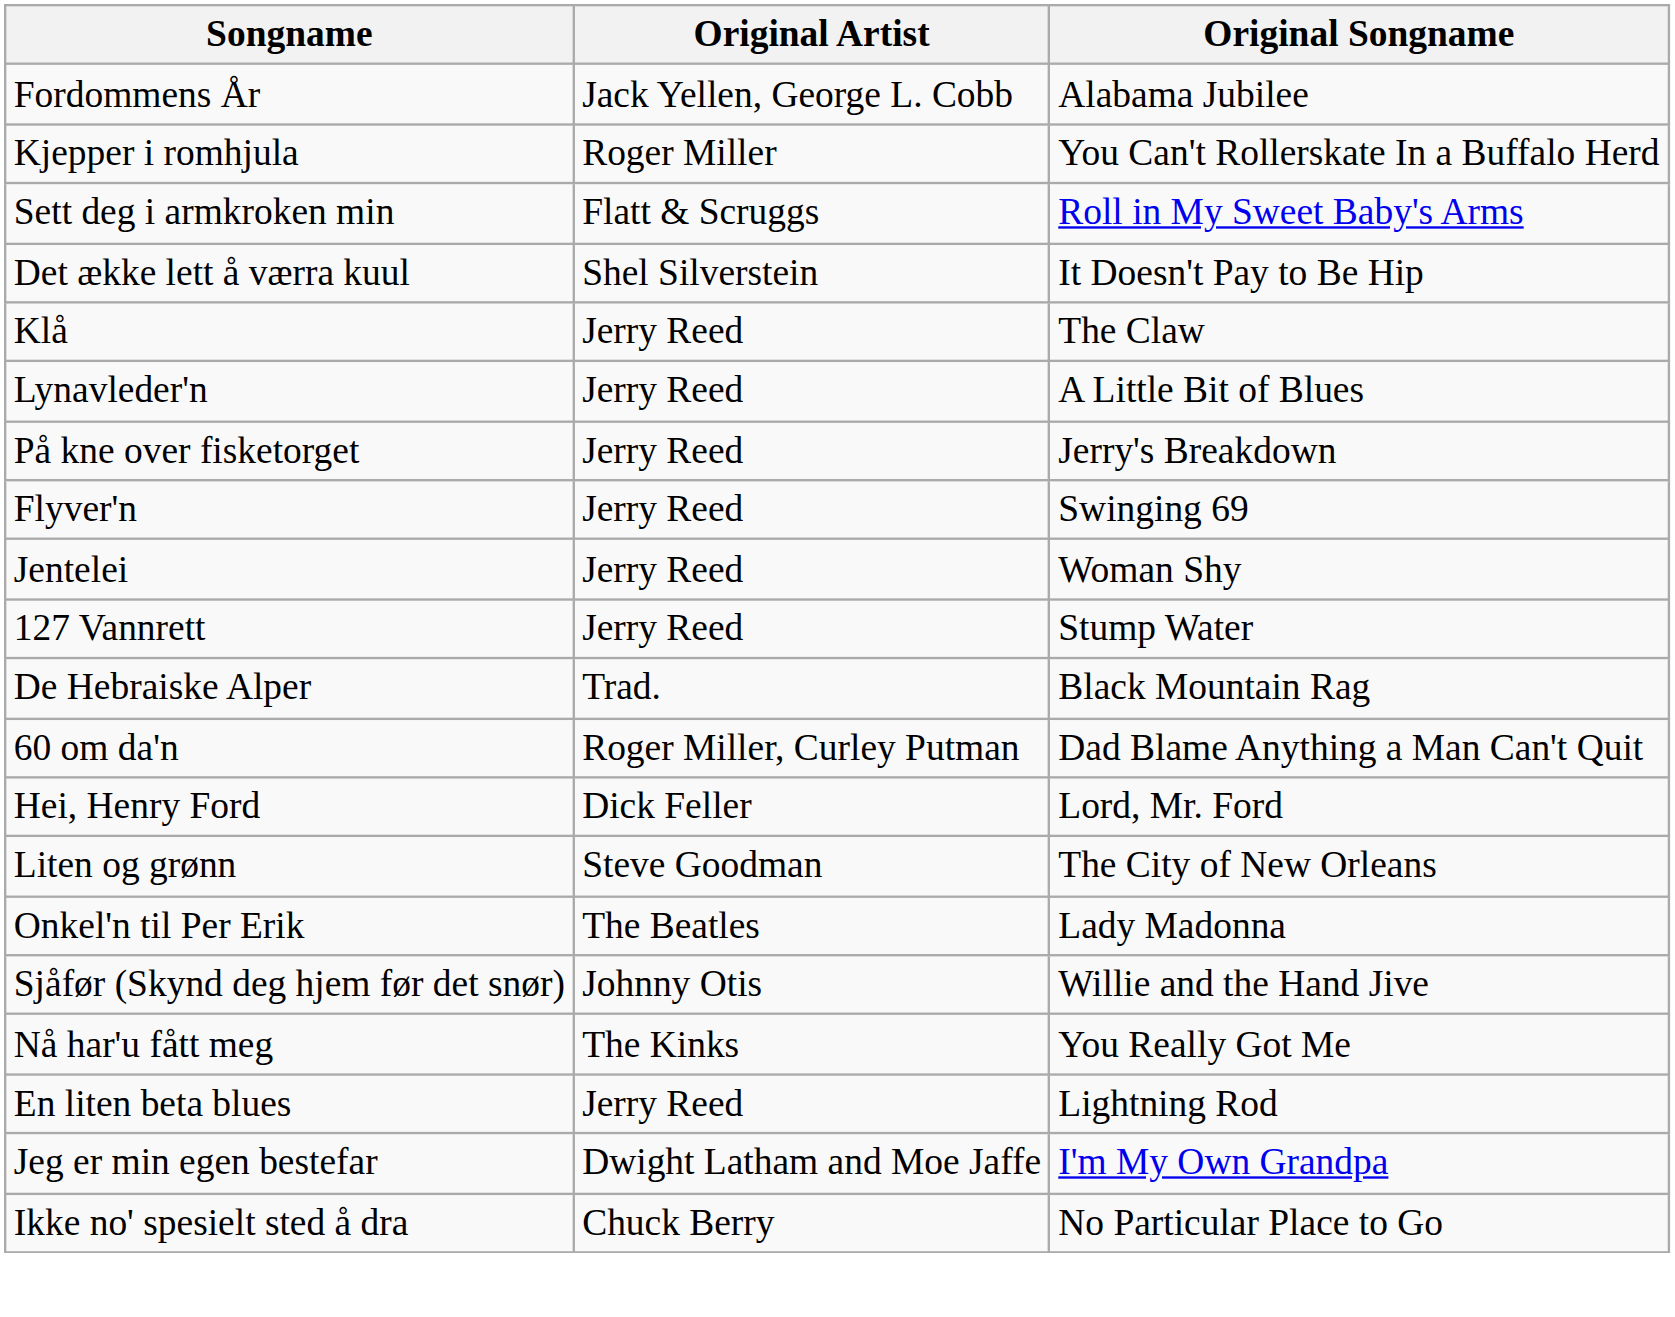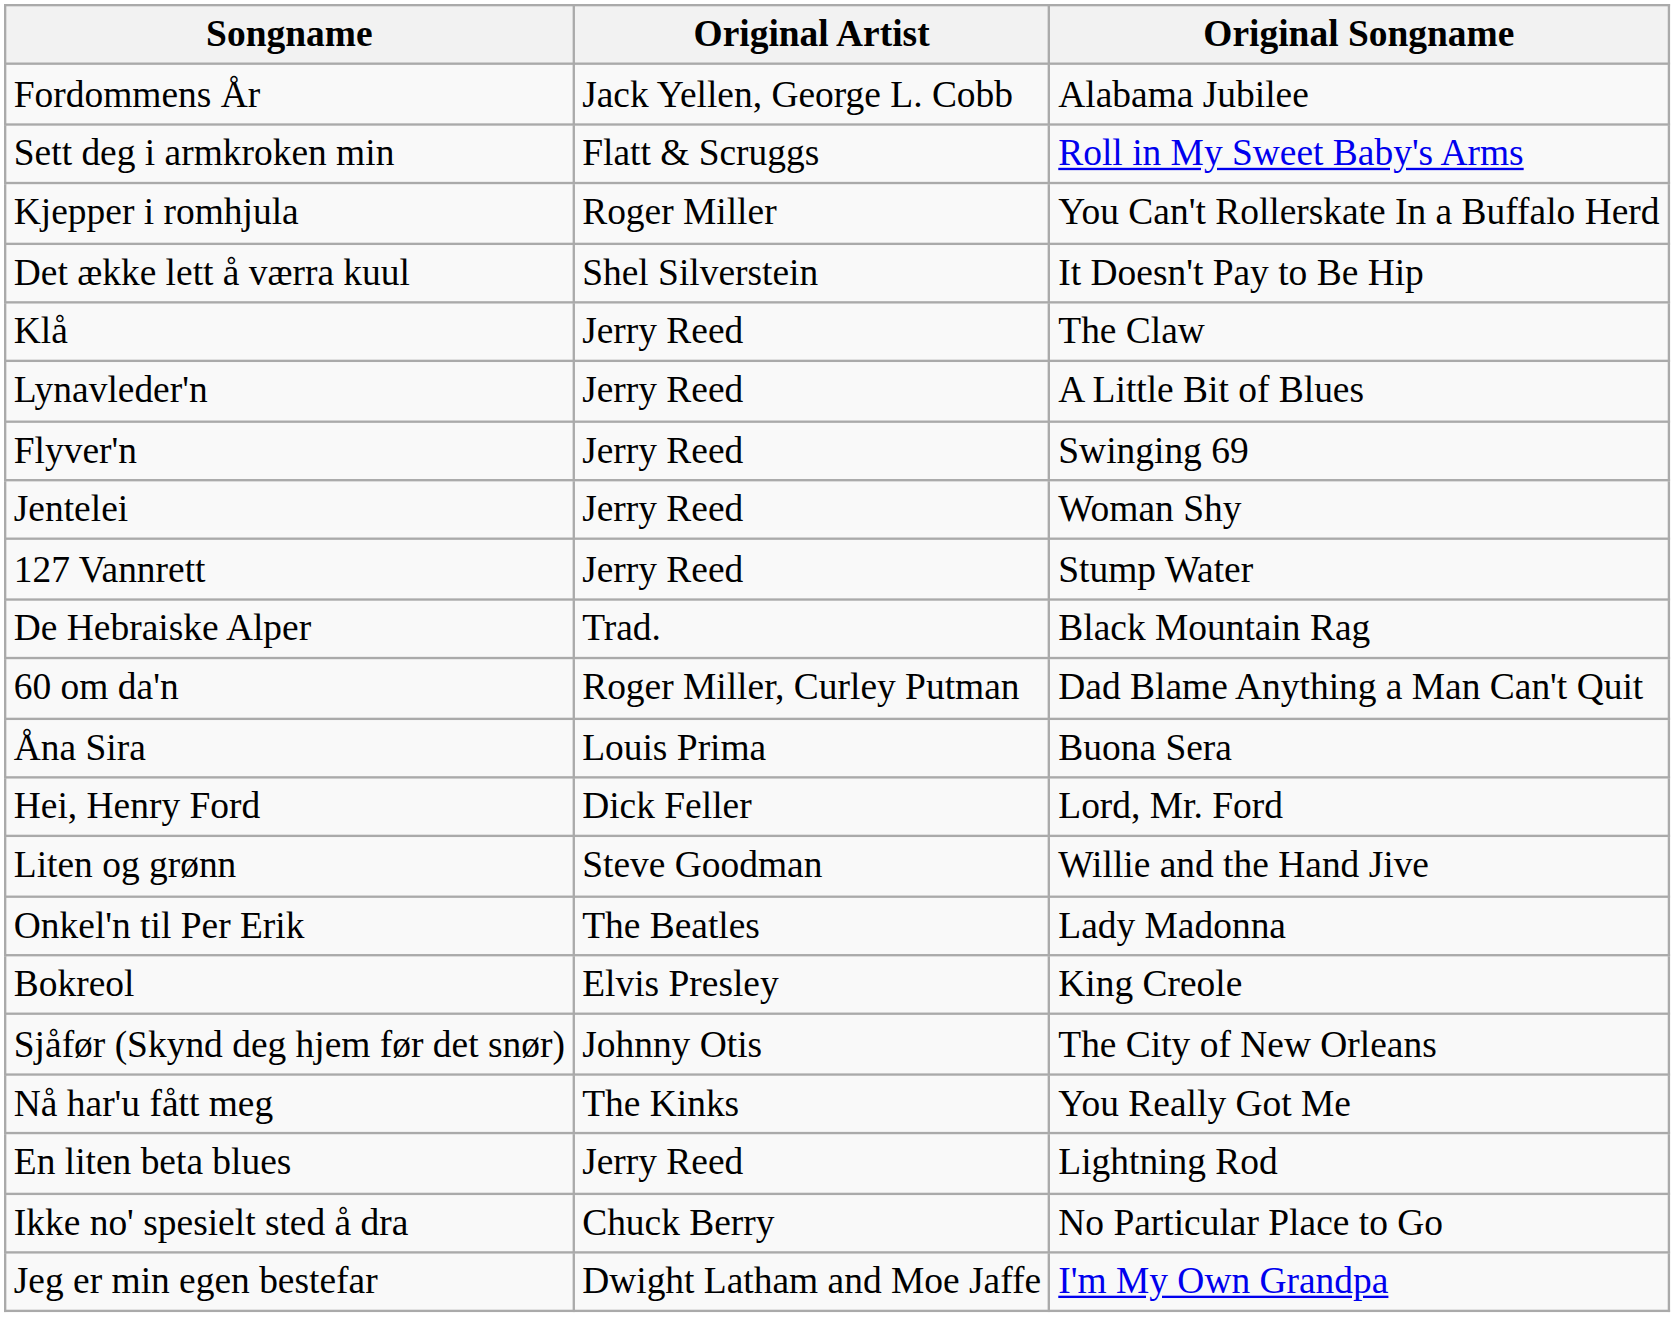rows swapped: (204, 212) <-> (156, 152)
- row: (187, 449)
+ row: (80, 746)
(1248, 865) The City of New Orleans -> (1244, 865) Willie and the Hand Jive
+ row: (74, 984)
(1244, 984) Willie and the Hand Jive -> (1248, 1043) The City of New Orleans
rows swapped: (211, 1221) <-> (196, 1162)
